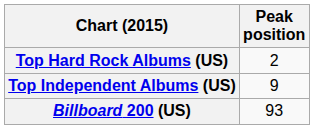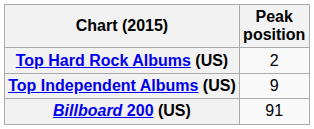(274, 111) 93 -> (274, 111) 91
